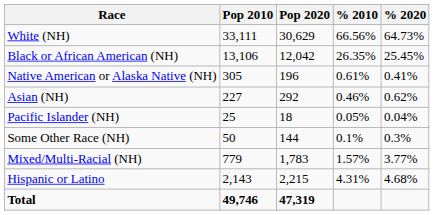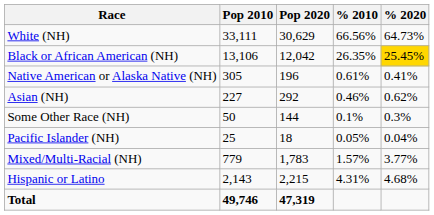(404, 55) no background -> (404, 55) gold background
rows swapped: (63, 117) <-> (68, 138)
